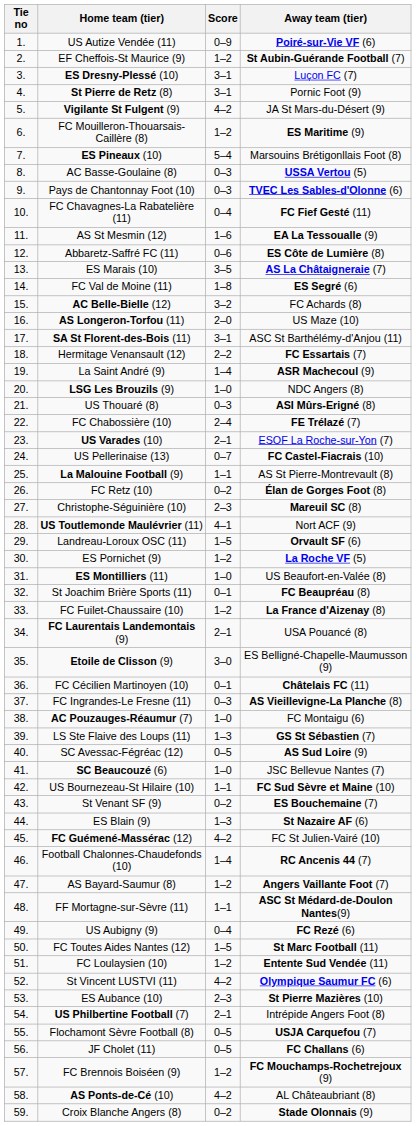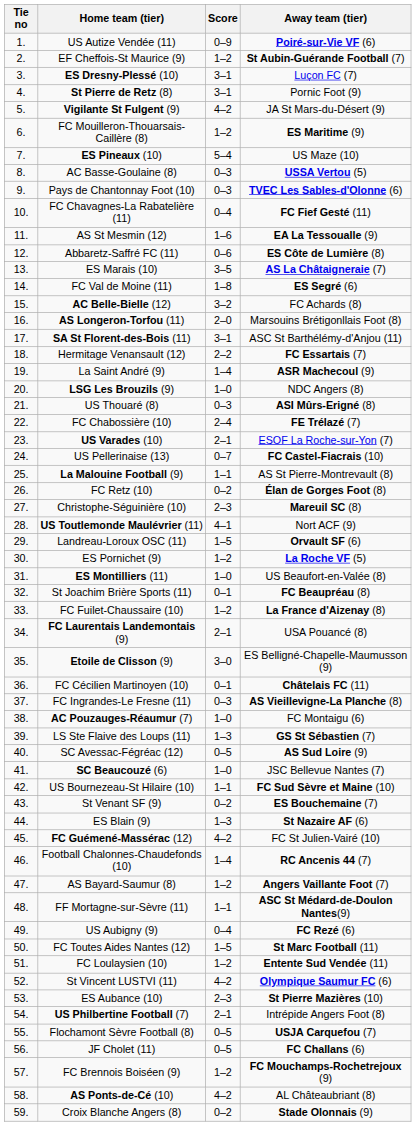(326, 156) Marsouins Brétigonllais Foot (8) -> (326, 156) US Maze (10)
(326, 321) US Maze (10) -> (326, 321) Marsouins Brétigonllais Foot (8)
